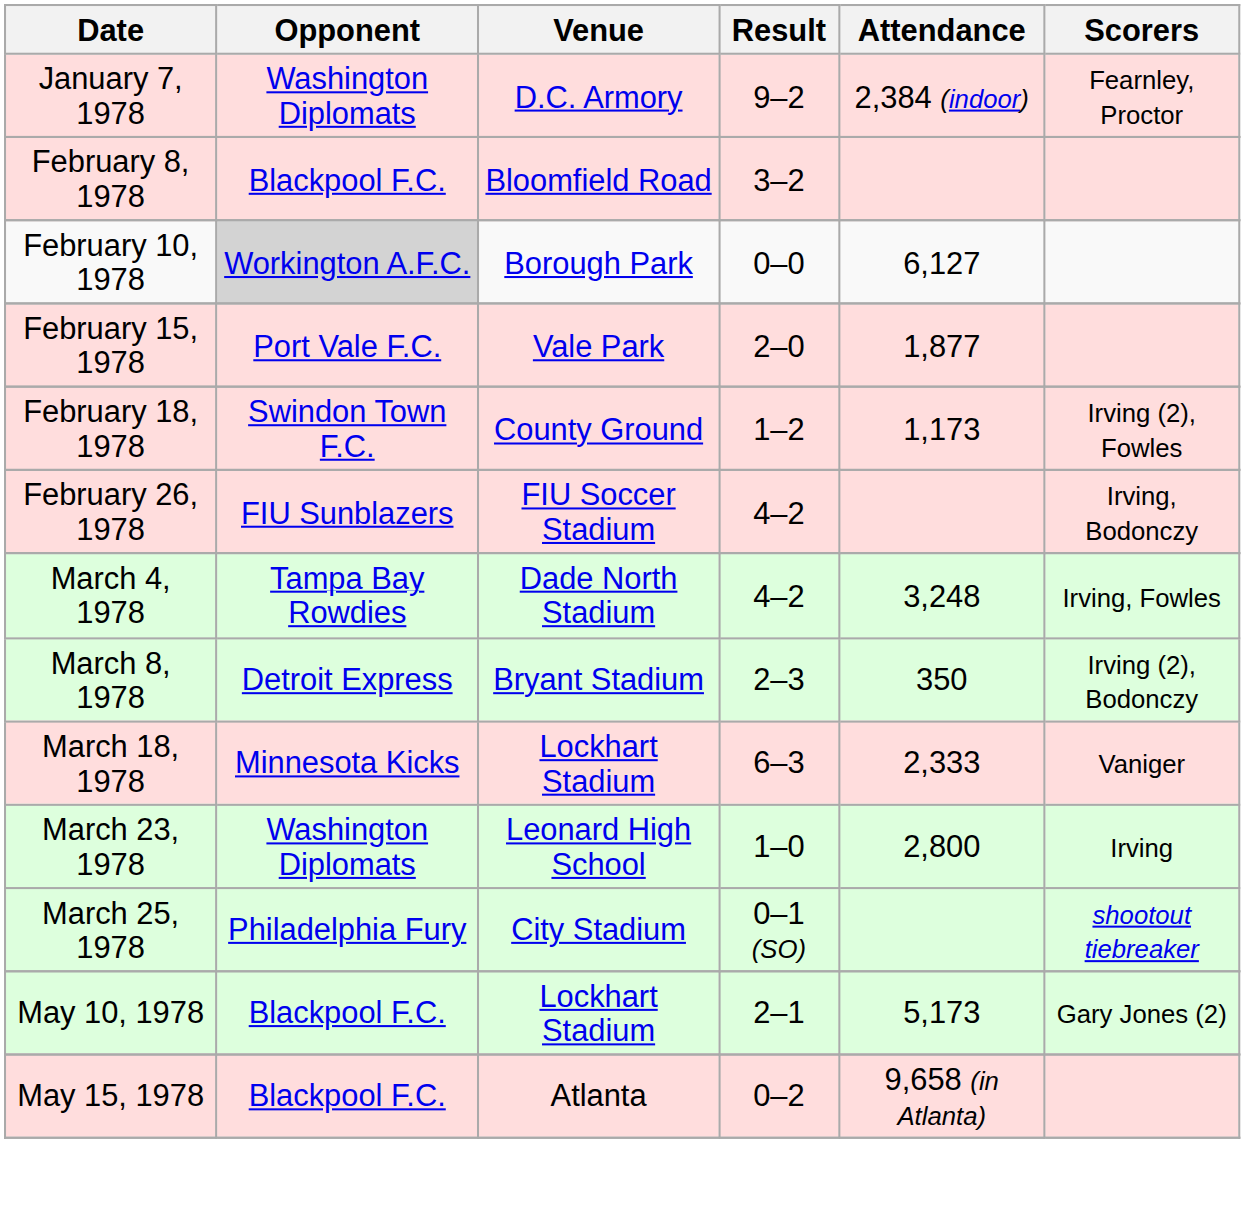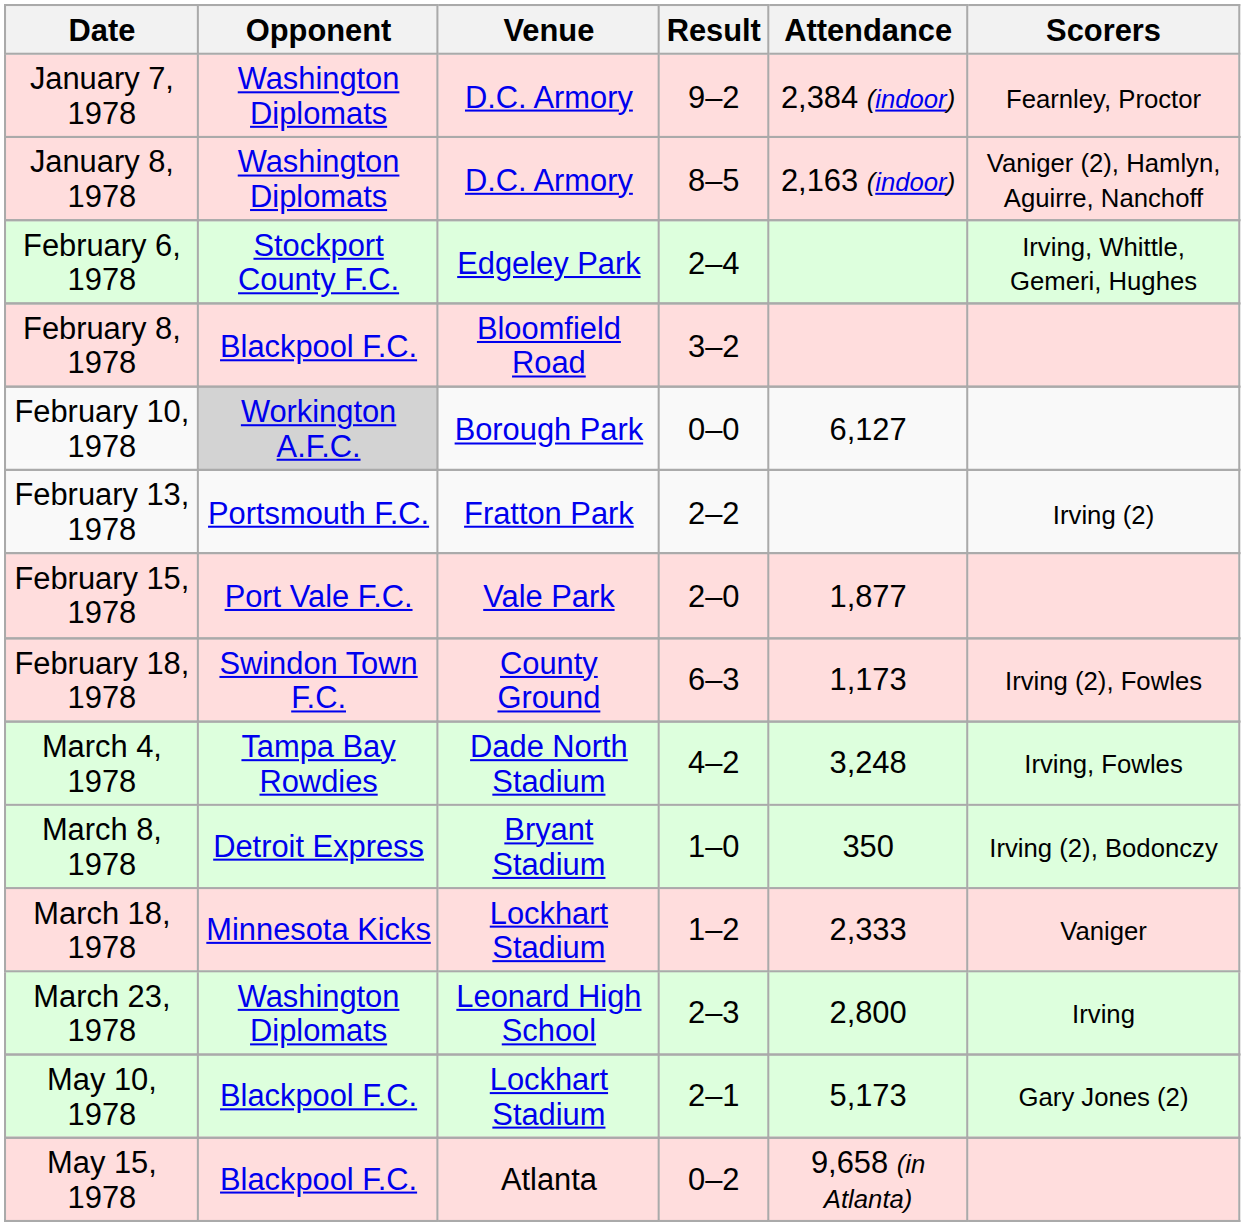+ row: (102, 179)
+ row: (102, 262)
+ row: (102, 513)
(779, 429) 1–2 -> (714, 679) 6–3
- row: (111, 513)
(779, 679) 2–3 -> (714, 846) 1–0
(779, 763) 6–3 -> (714, 929) 1–2
(779, 846) 1–0 -> (714, 1013) 2–3
- row: (111, 929)
